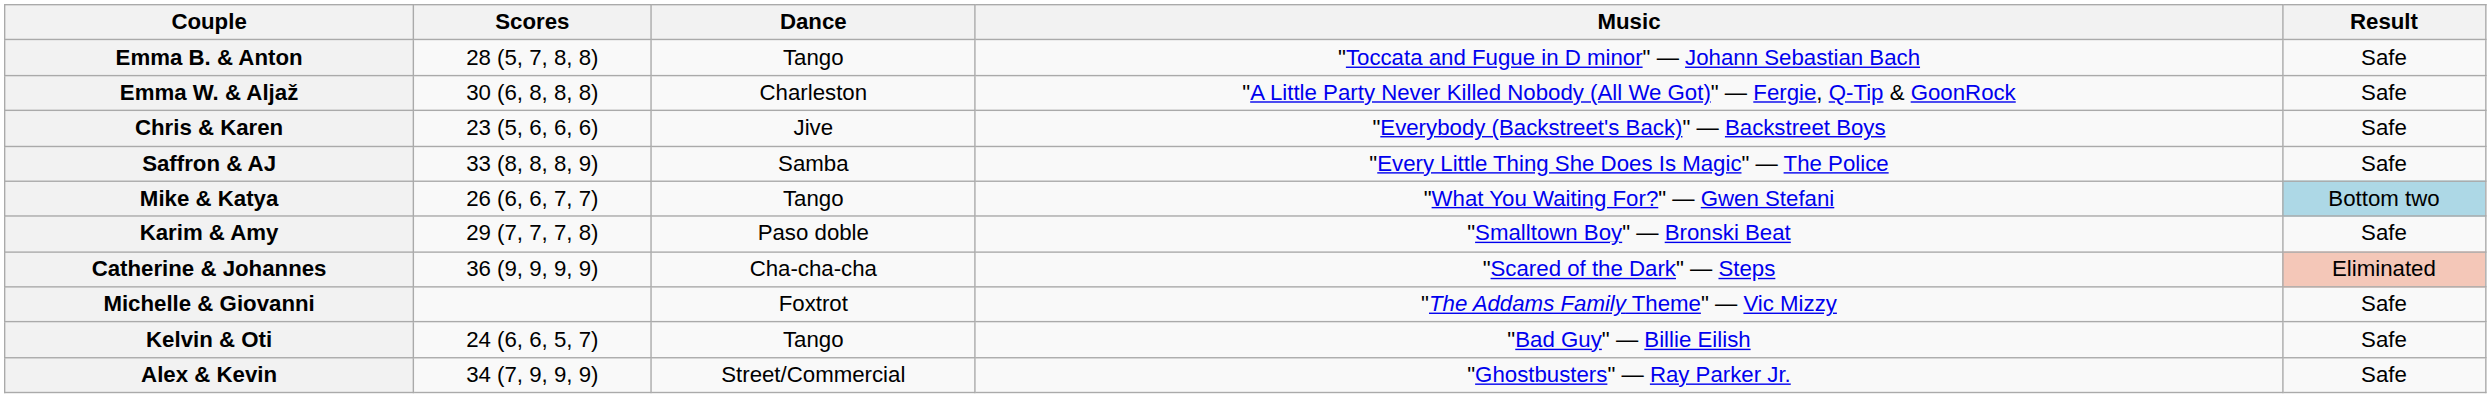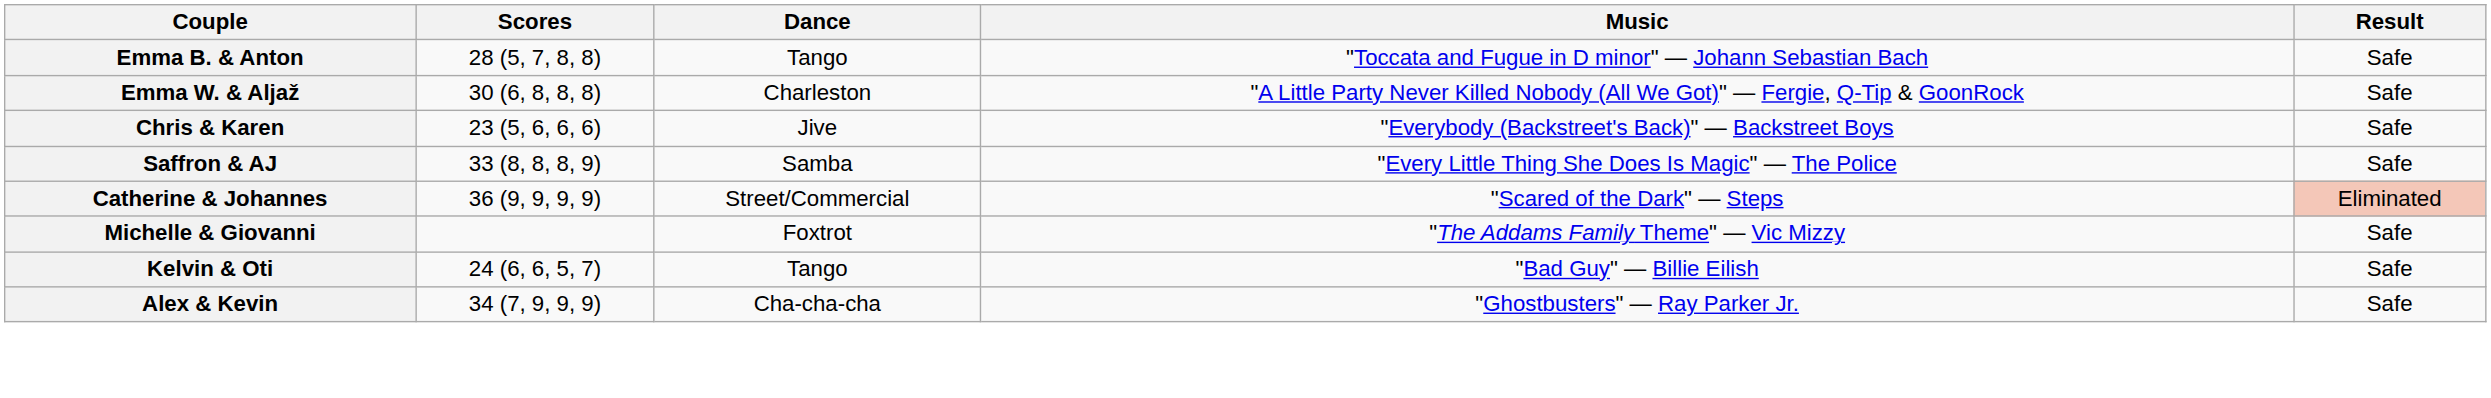- row: (209, 198)
- row: (209, 233)
(813, 269) Cha-cha-cha -> (817, 198) Street/Commercial
(813, 374) Street/Commercial -> (817, 304) Cha-cha-cha
